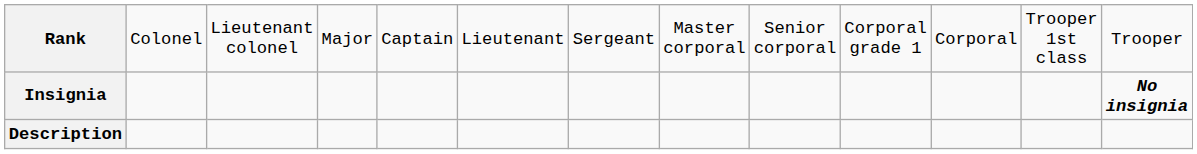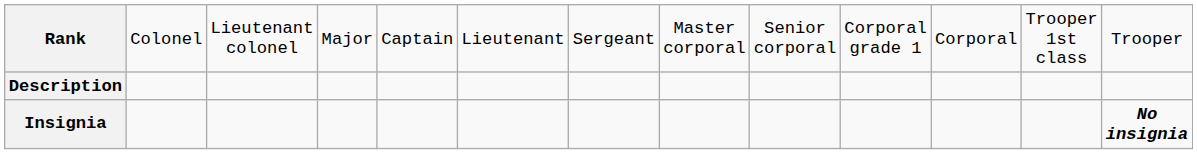rows swapped: (65, 96) <-> (65, 134)
